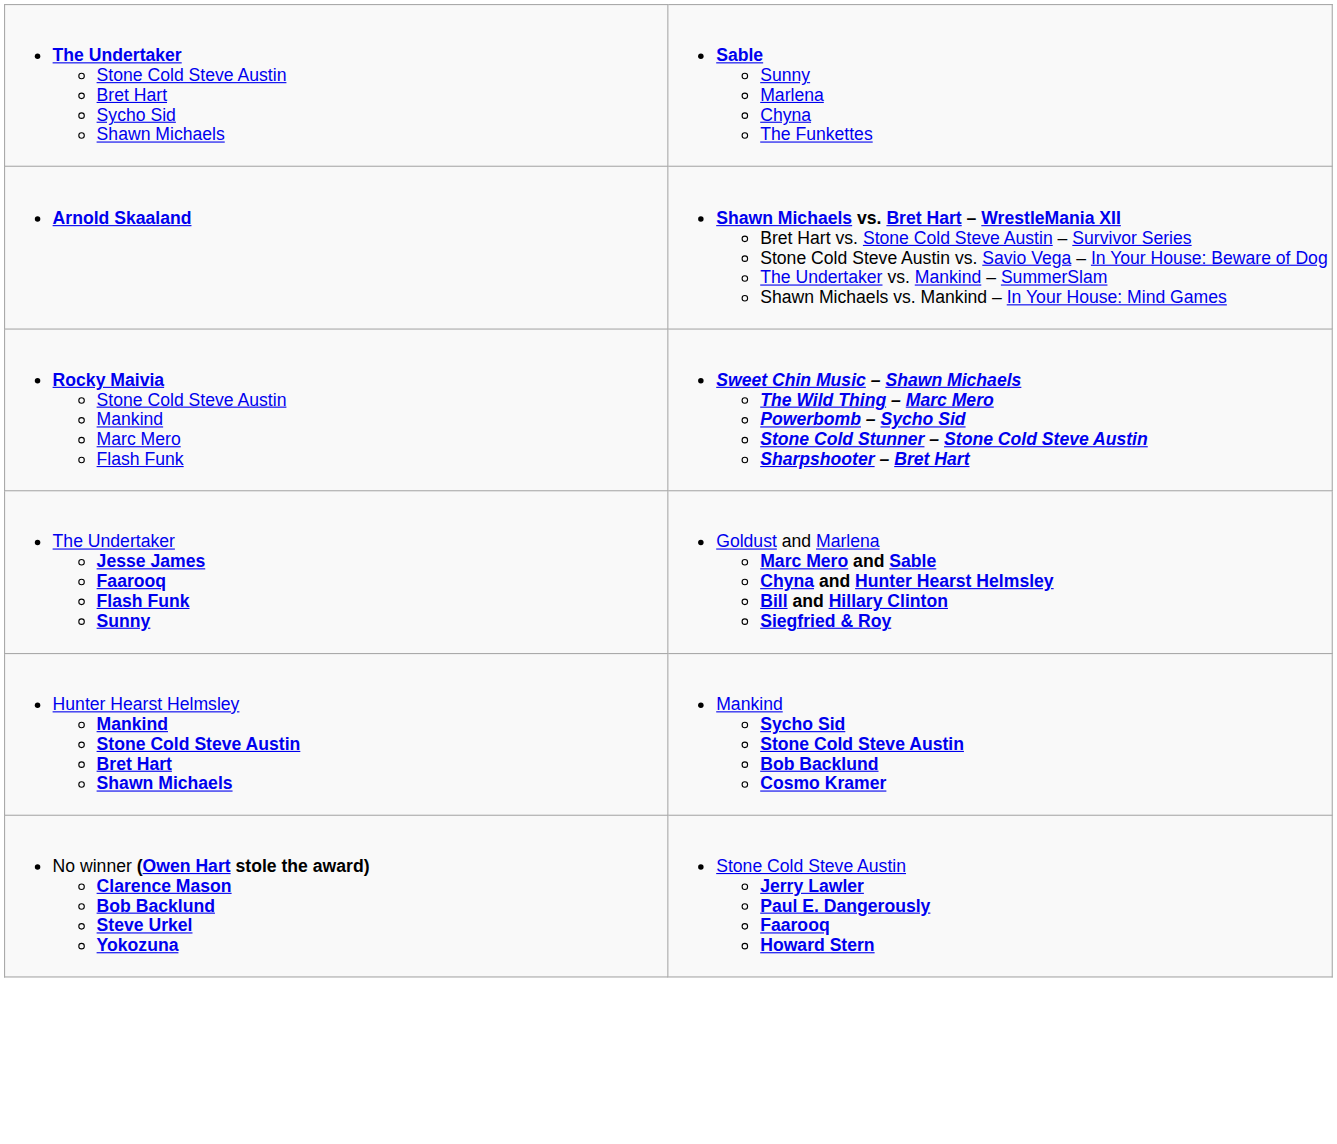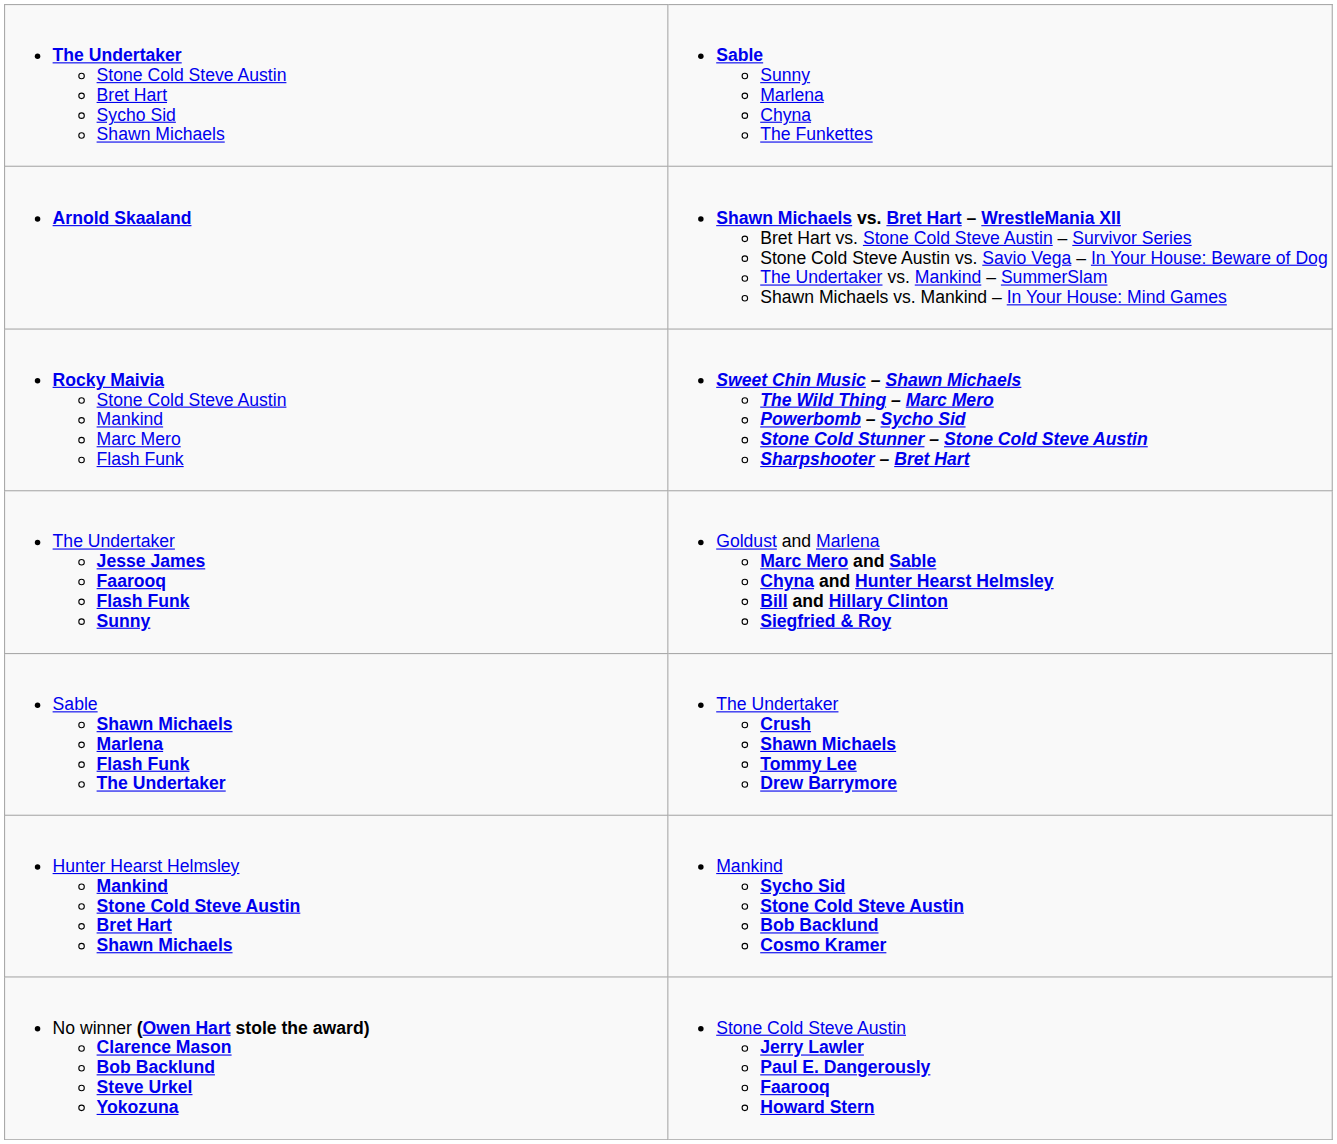+ row: (336, 744)
